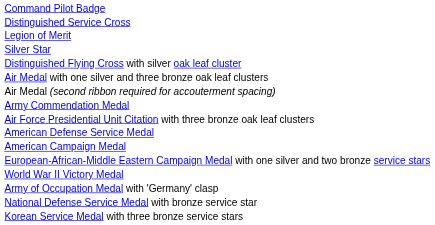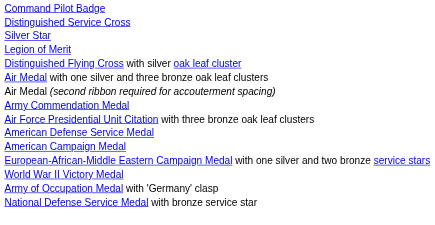rows swapped: (28, 50) <-> (38, 36)
- row: (124, 216)
